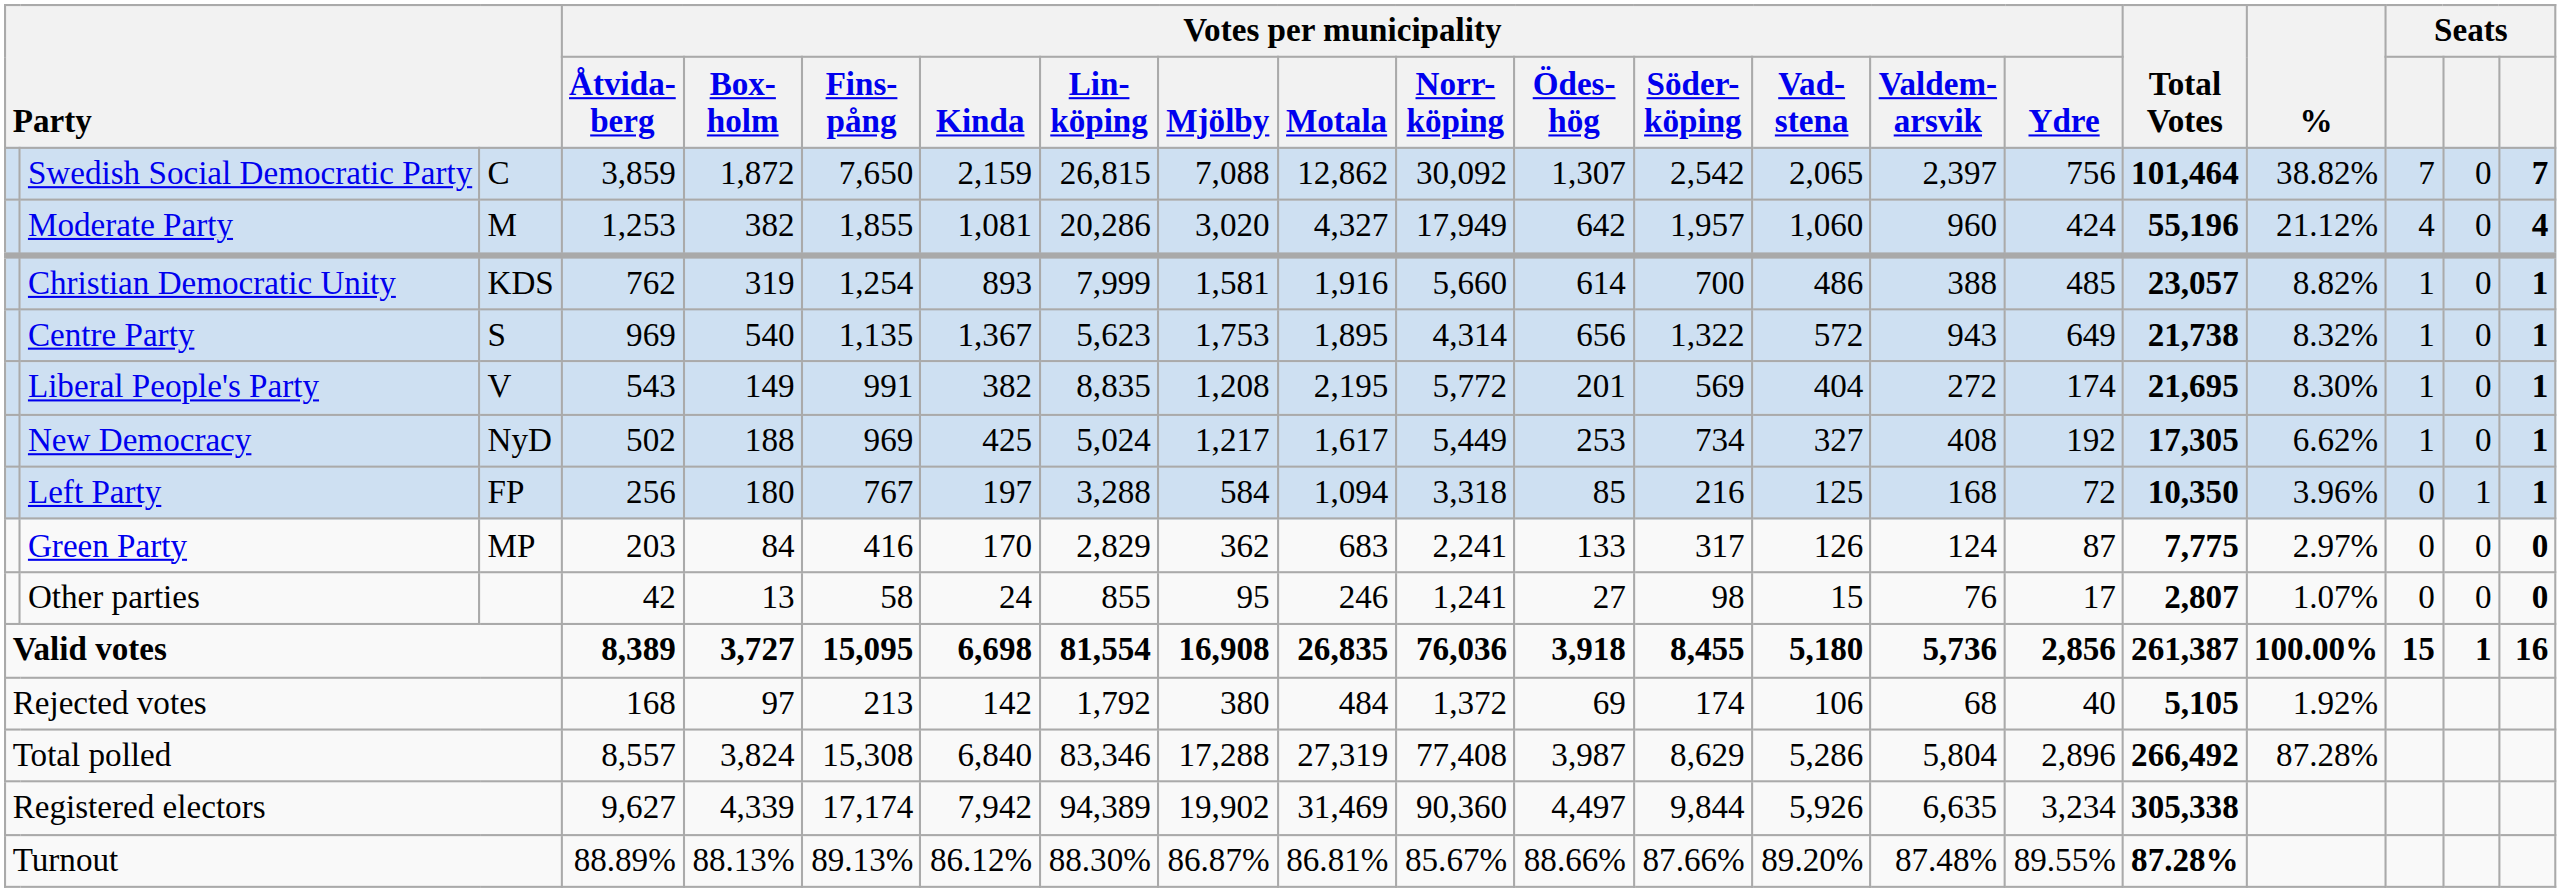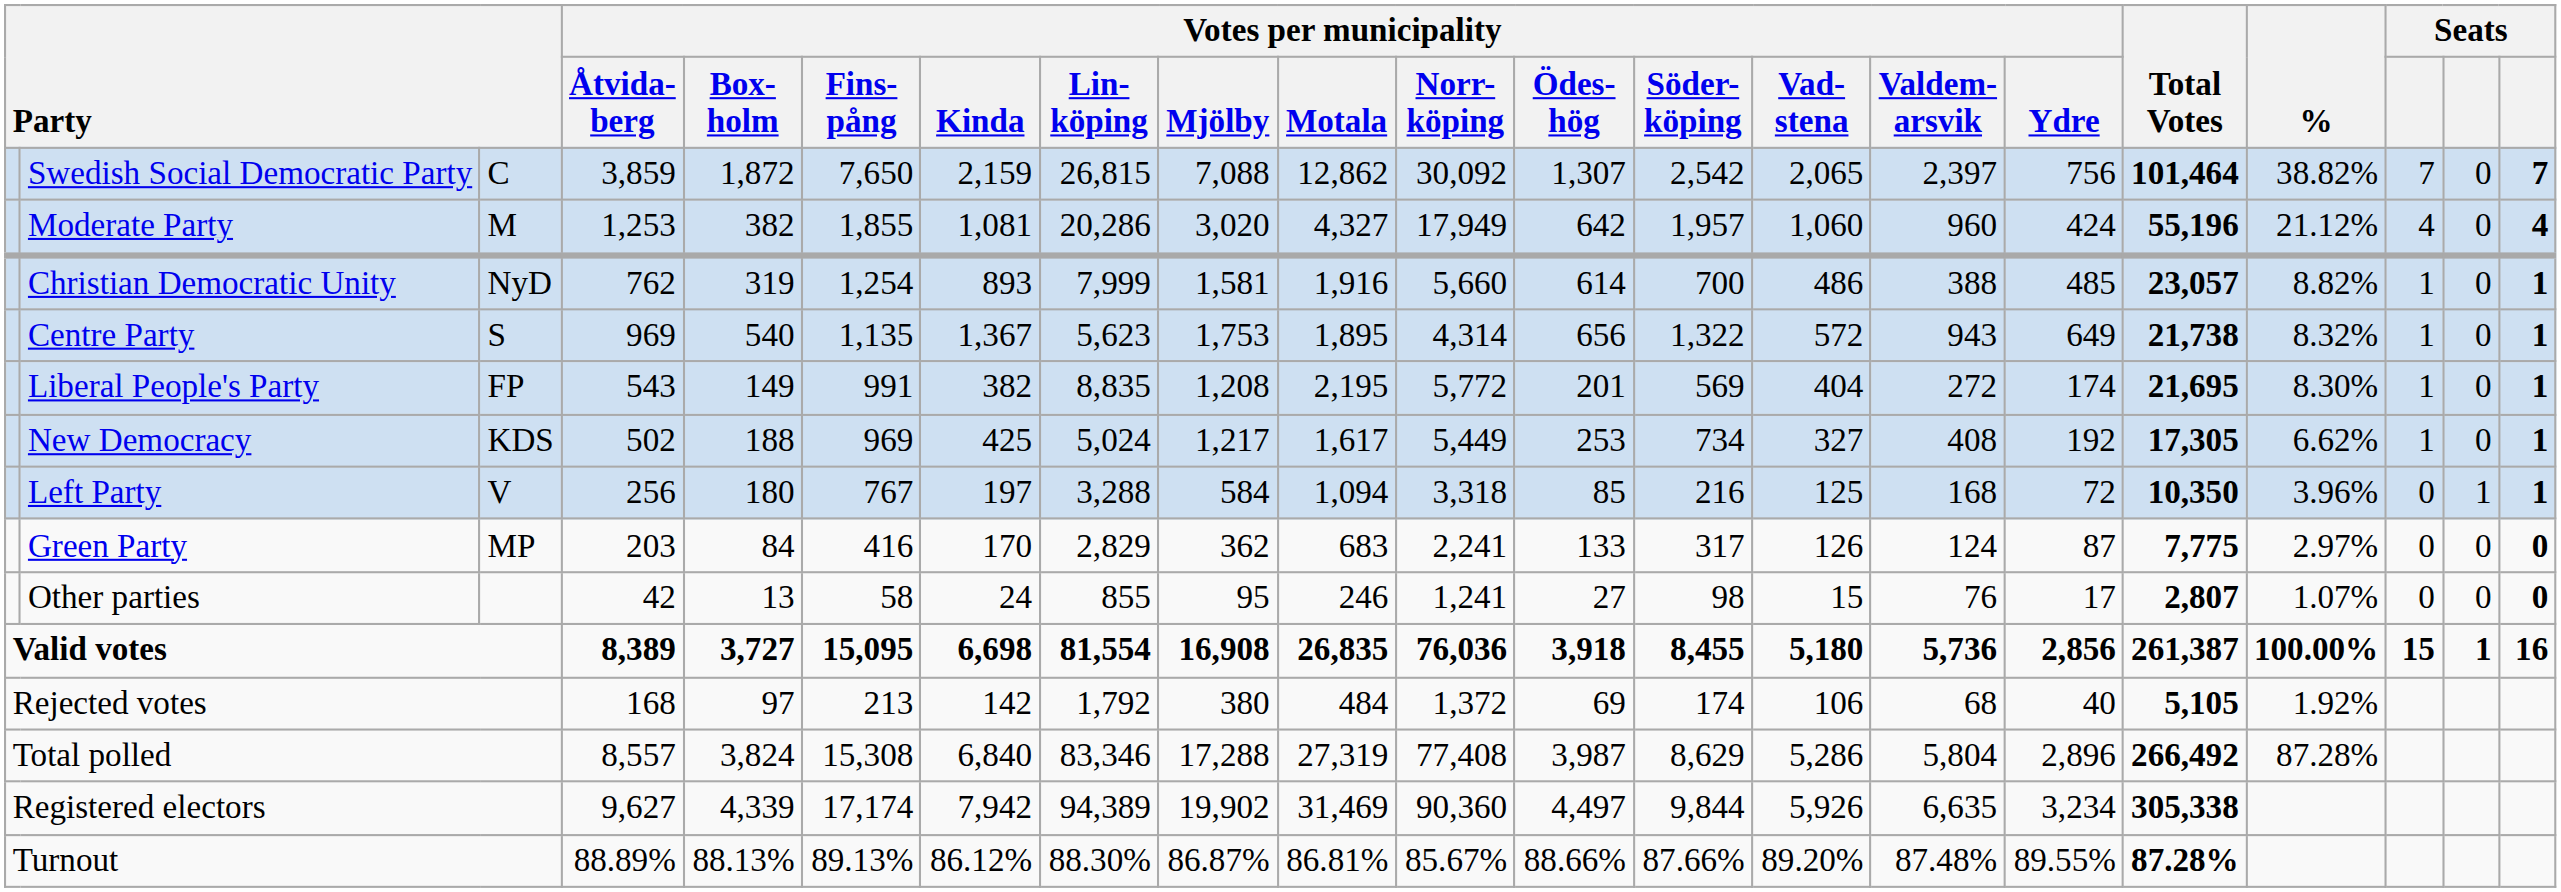(521, 282) KDS -> (520, 282) NyD
(499, 387) V -> (506, 387) FP
(520, 439) NyD -> (521, 439) KDS
(506, 492) FP -> (499, 492) V
